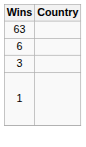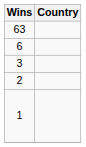+ row: (20, 81)
